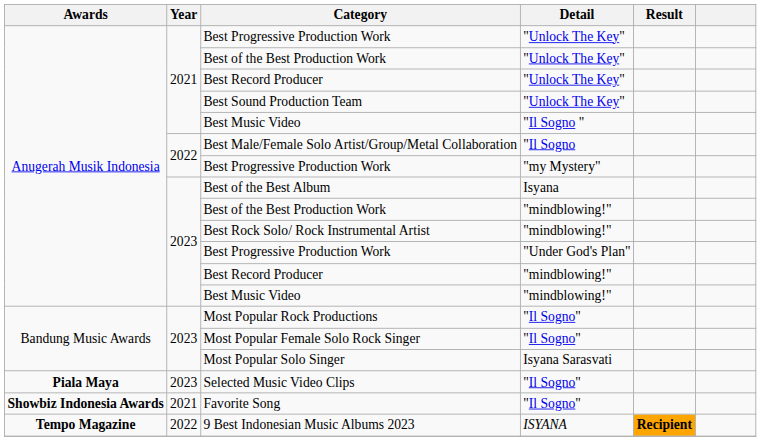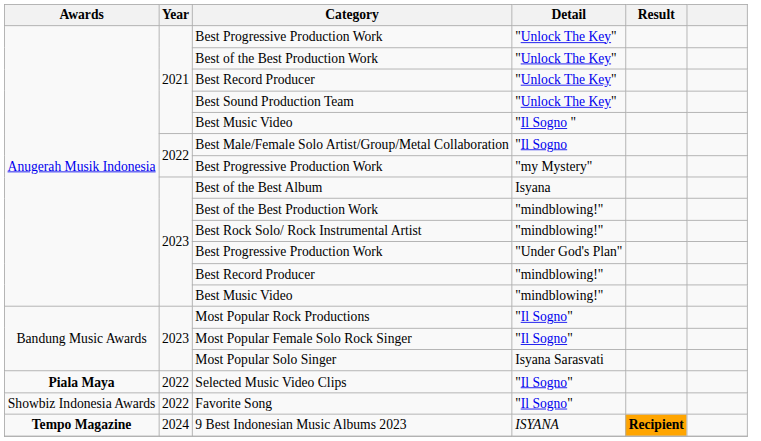(184, 381) 2023 -> (175, 381) 2022
(86, 403) bold -> (82, 403) normal
(184, 403) 2021 -> (175, 403) 2022
(184, 425) 2022 -> (175, 425) 2024
